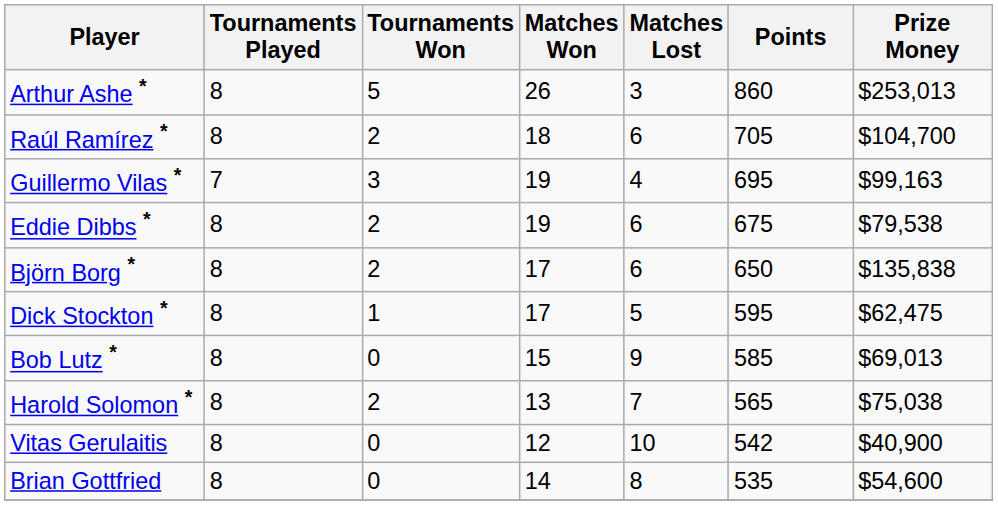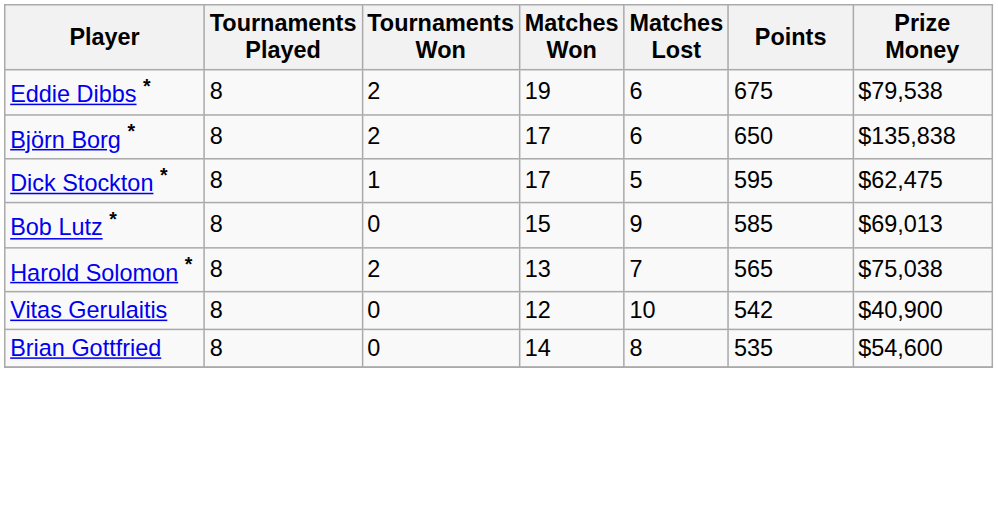- row: (78, 91)
- row: (89, 135)
- row: (96, 180)
